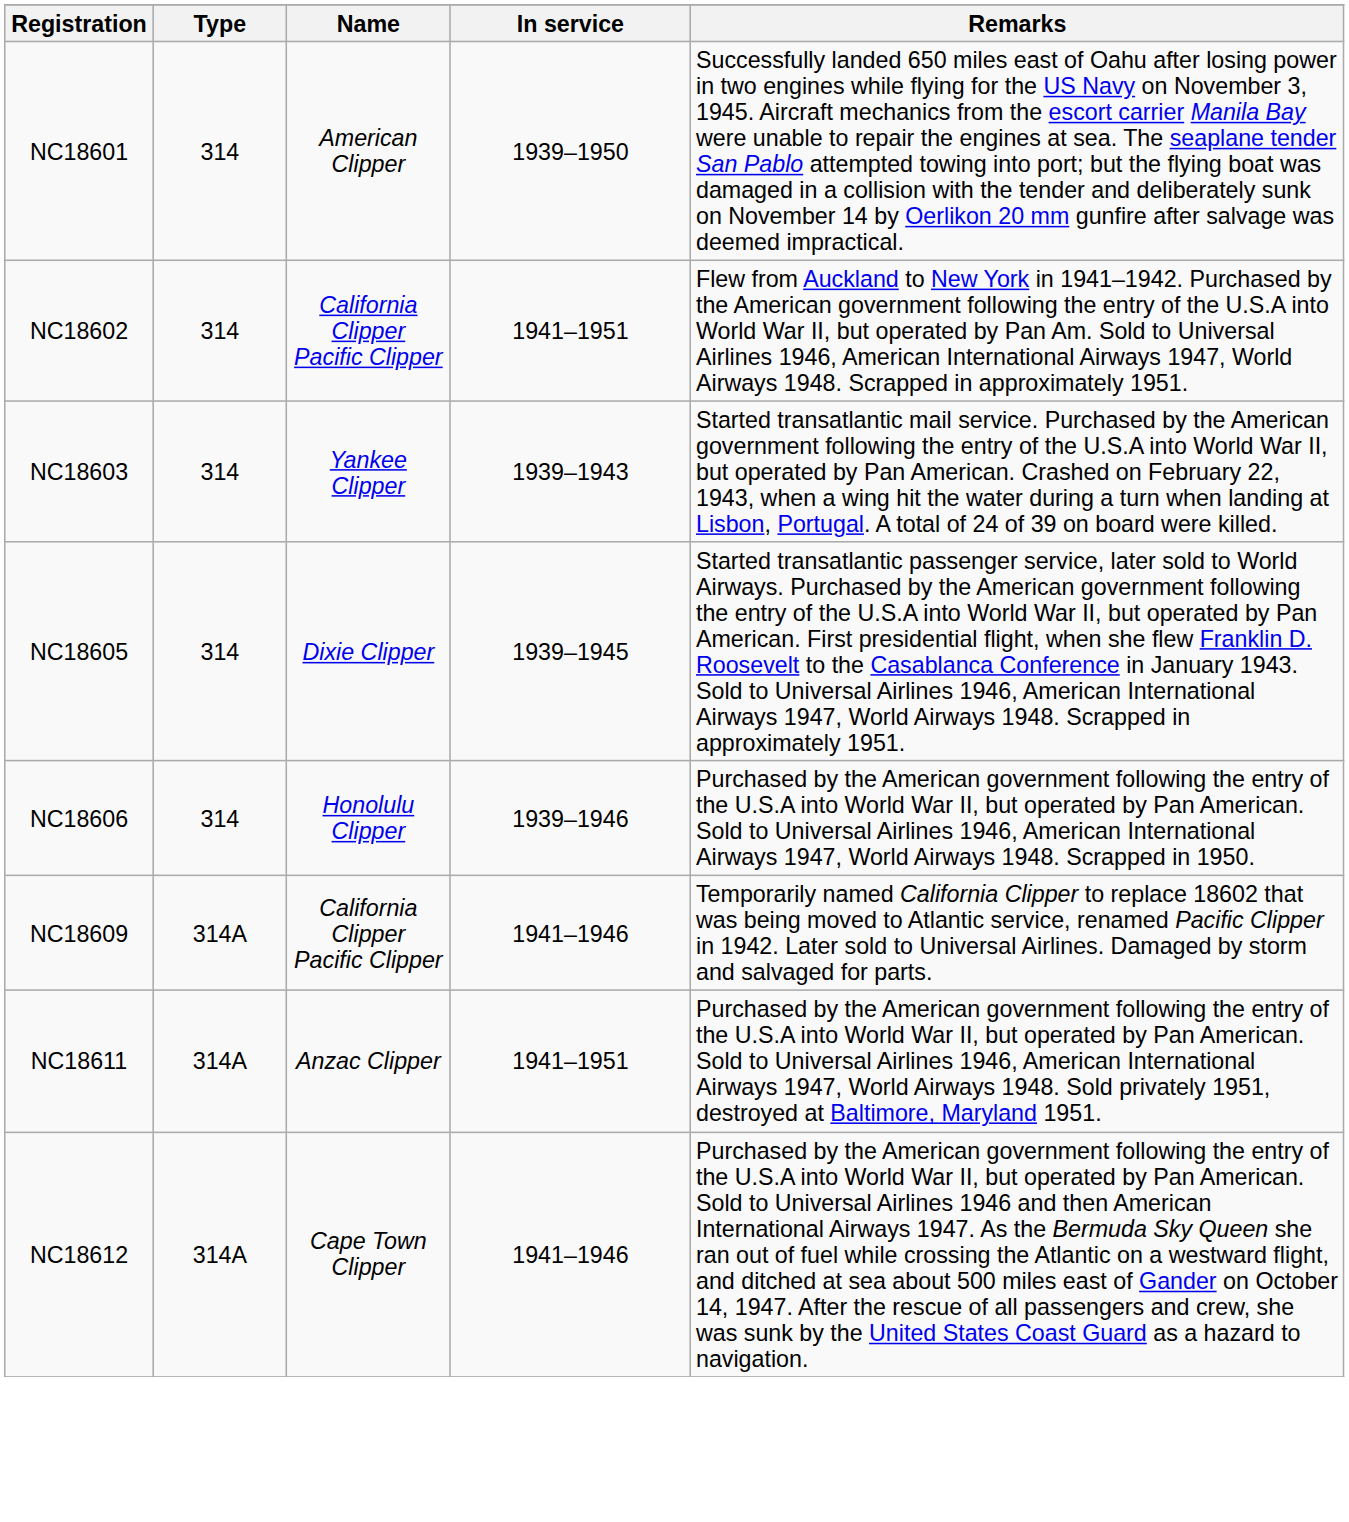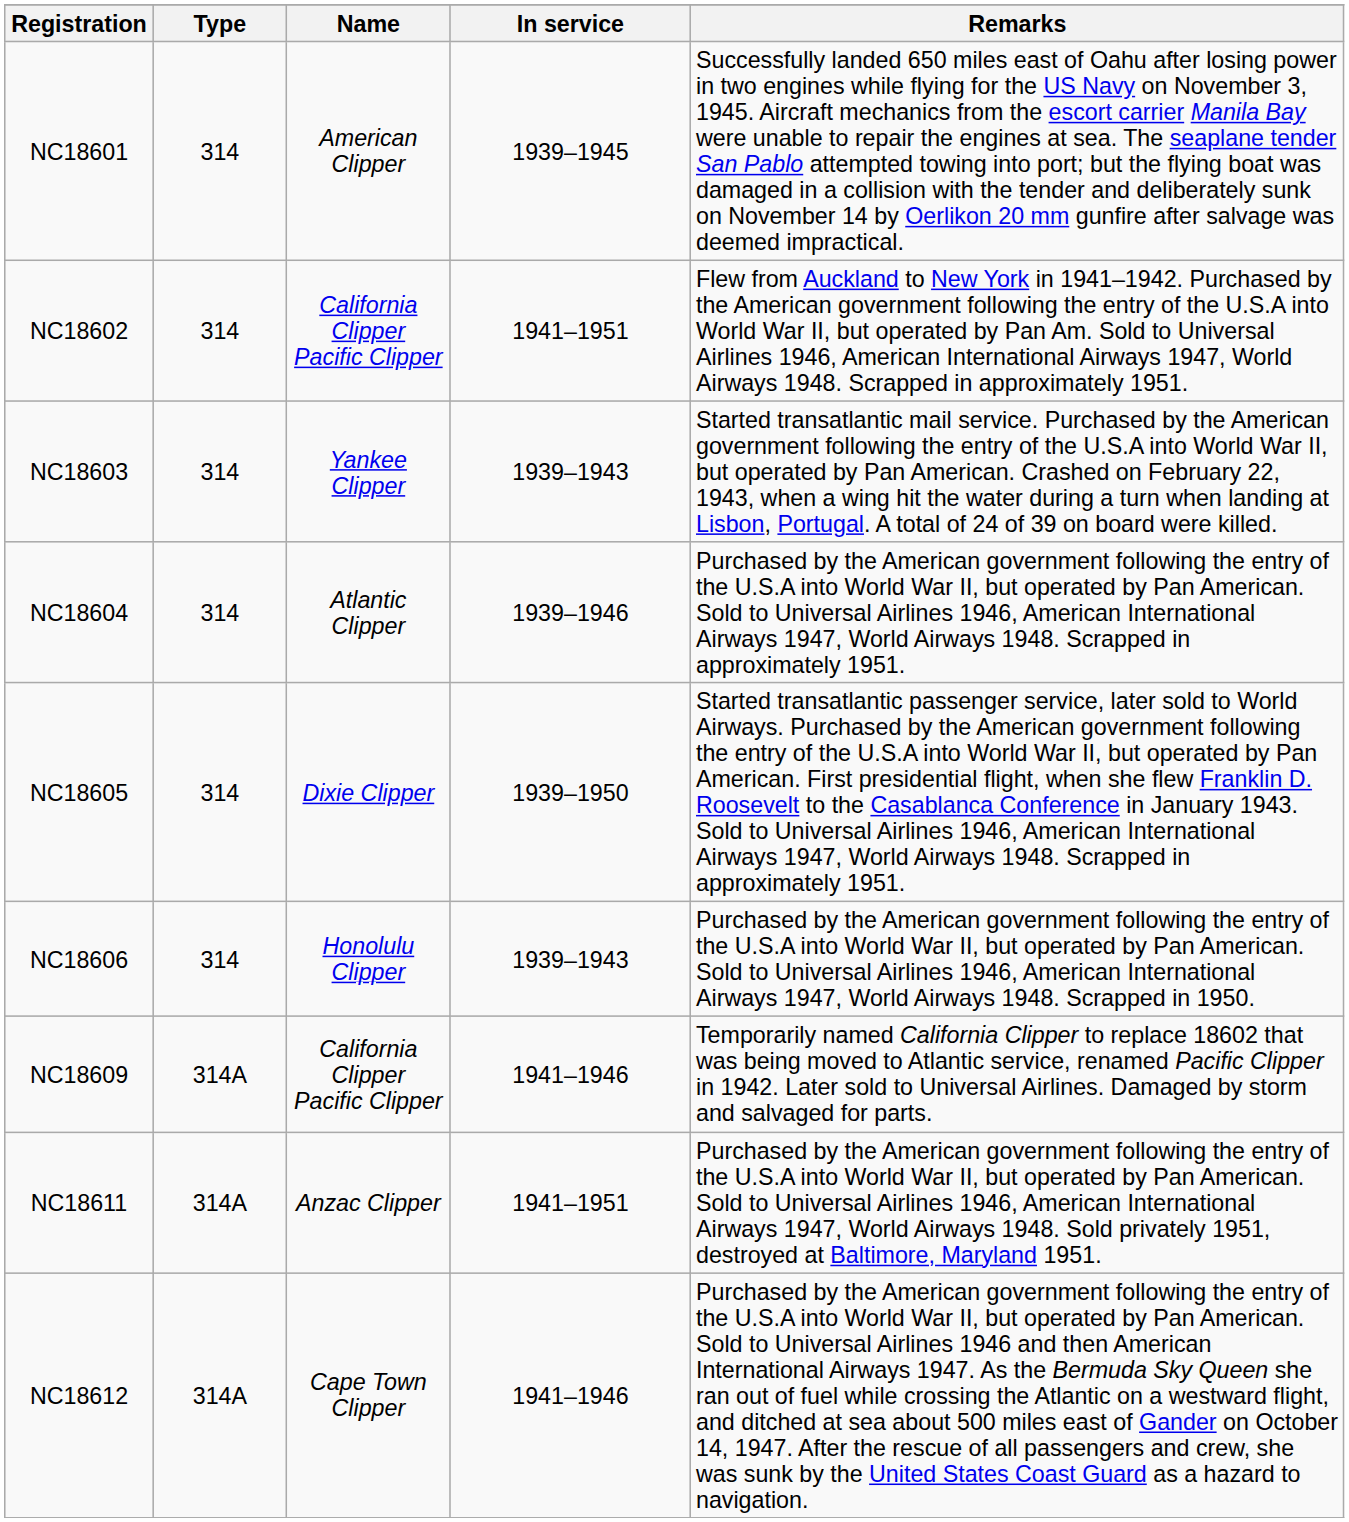(570, 151) 1939–1950 -> (570, 151) 1939–1945
+ row: (79, 613)
(570, 652) 1939–1945 -> (570, 793) 1939–1950
(570, 819) 1939–1946 -> (570, 960) 1939–1943
